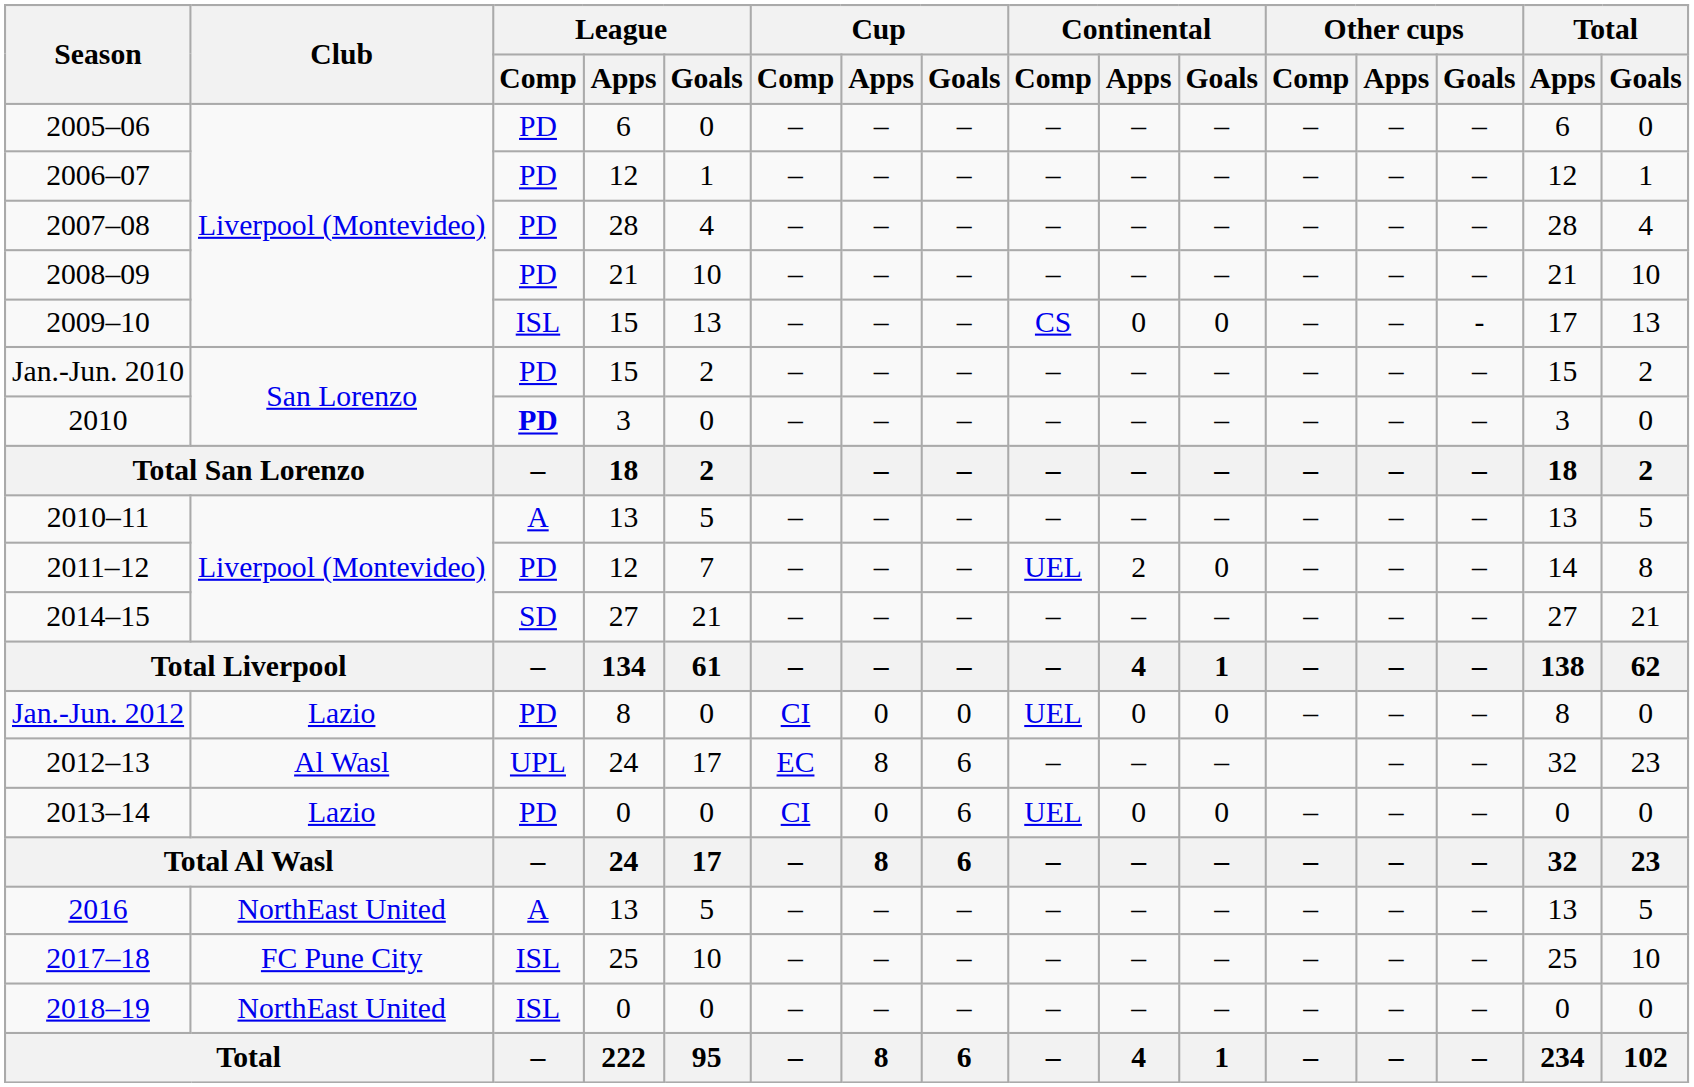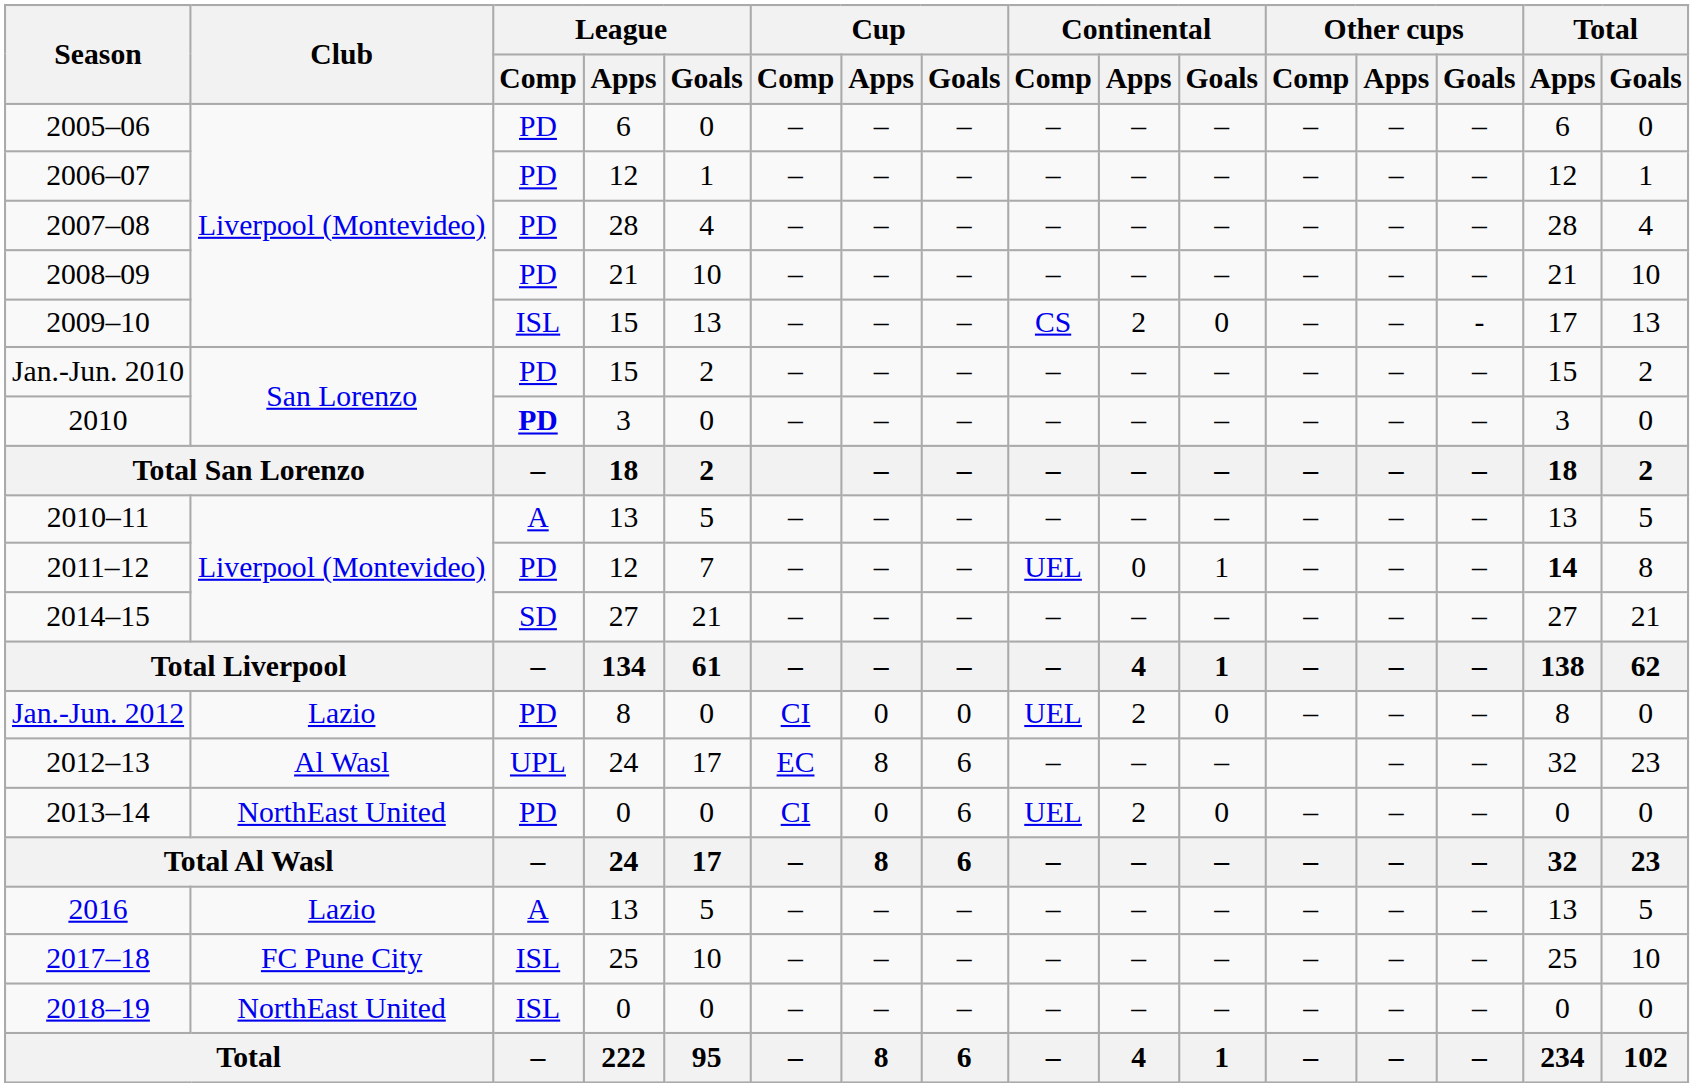(1139, 322) 0 -> (1139, 322) 2
(1139, 567) 2 -> (1139, 567) 0
(1222, 567) 0 -> (1222, 567) 1
(1562, 567) normal -> (1562, 567) bold
(1139, 714) 0 -> (1139, 714) 2
(342, 812) Lazio -> (342, 812) NorthEast United
(1139, 812) 0 -> (1139, 812) 2
(342, 910) NorthEast United -> (342, 910) Lazio
